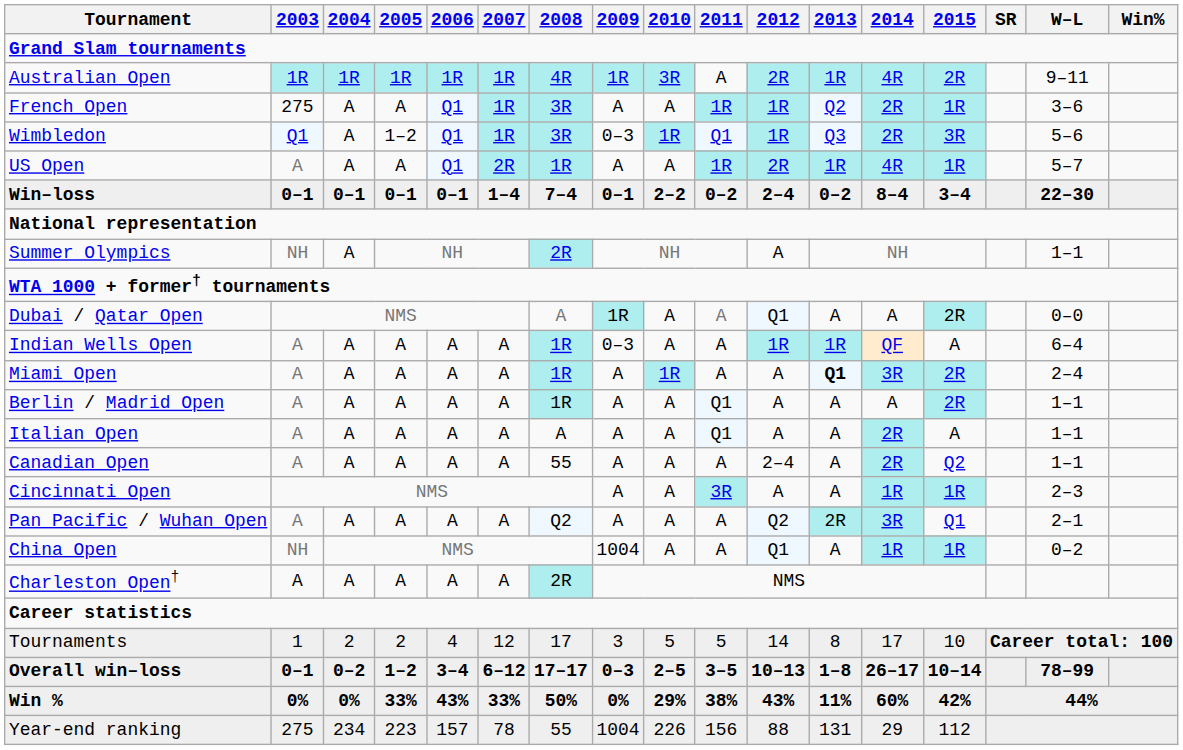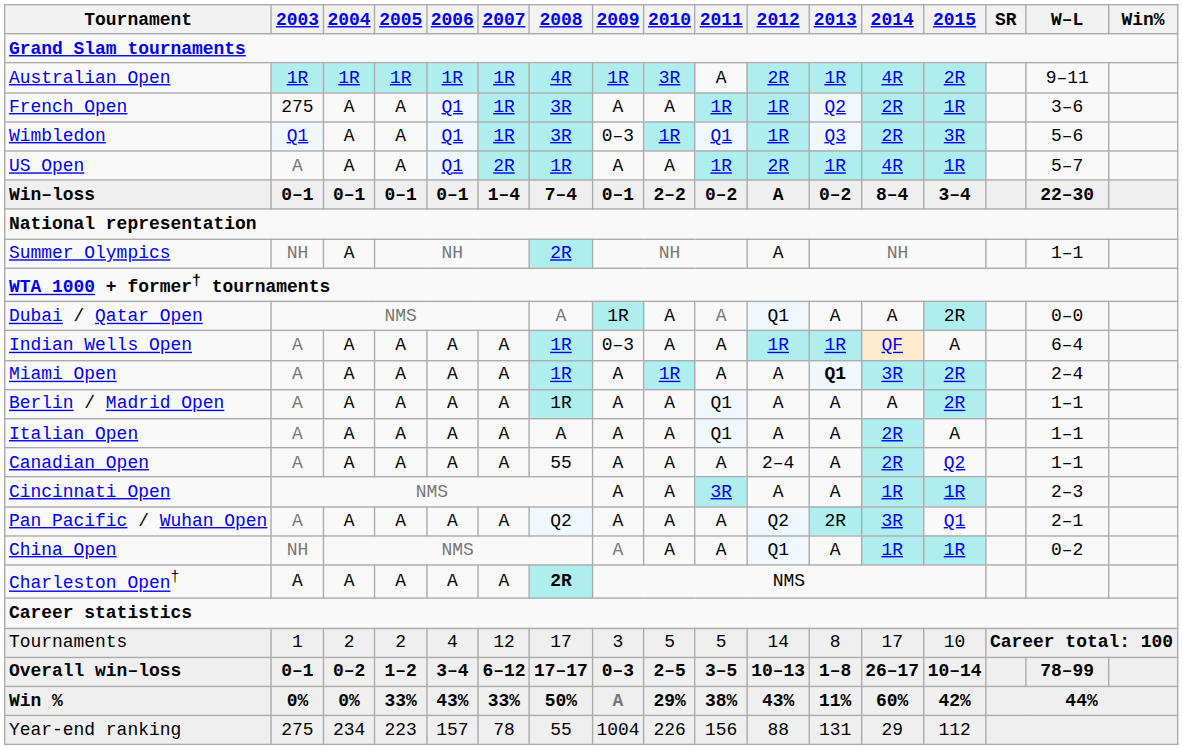(401, 136) 1–2 -> (401, 136) A
(778, 195) 2–4 -> (778, 195) A
(618, 550) 1004 -> (618, 550) A
(561, 582) normal -> (561, 582) bold
(618, 701) 0% -> (618, 701) A
